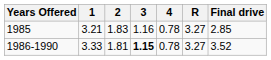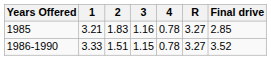(118, 47) 1.81 -> (118, 47) 1.51
(144, 47) bold -> (144, 47) normal
